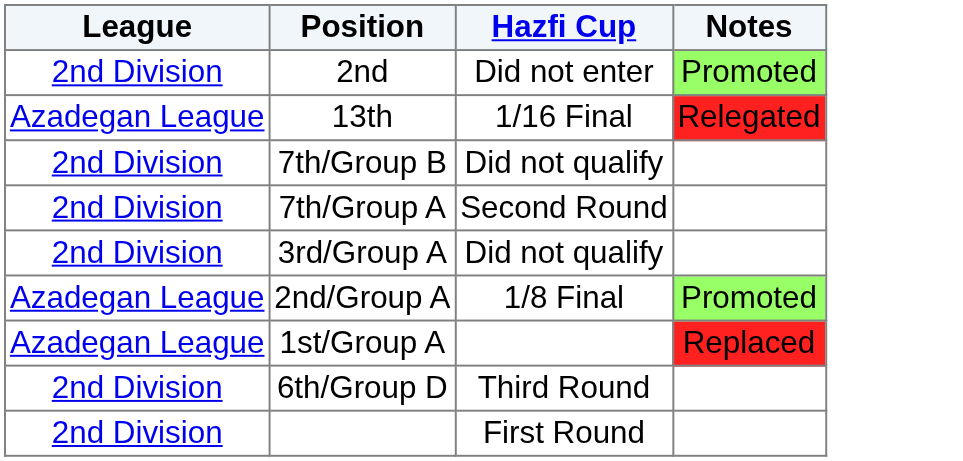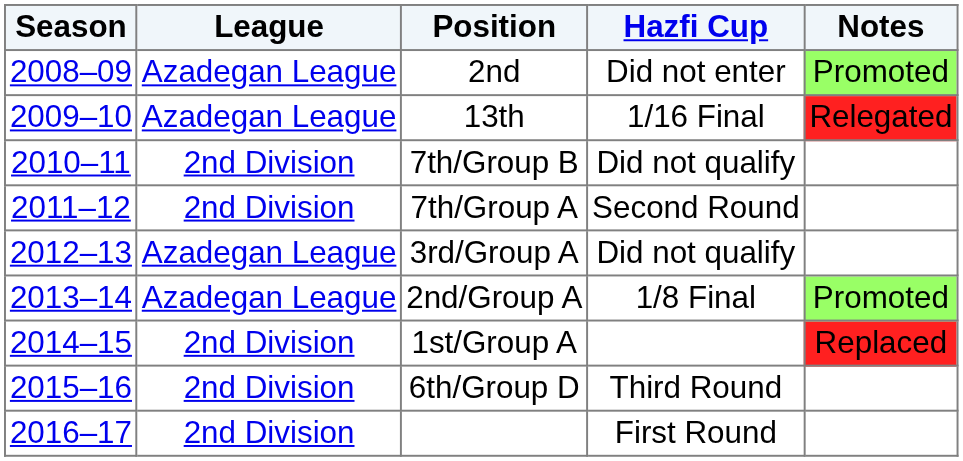+ column: (71, 27)
(137, 72) 2nd Division -> (269, 72) Azadegan League
(137, 252) 2nd Division -> (269, 252) Azadegan League
(137, 342) Azadegan League -> (269, 342) 2nd Division
